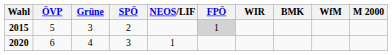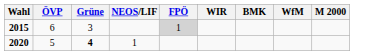- column: (128, 12)
(52, 27) 5 -> (52, 27) 6
(52, 43) 6 -> (52, 43) 5
(90, 43) normal -> (90, 43) bold
